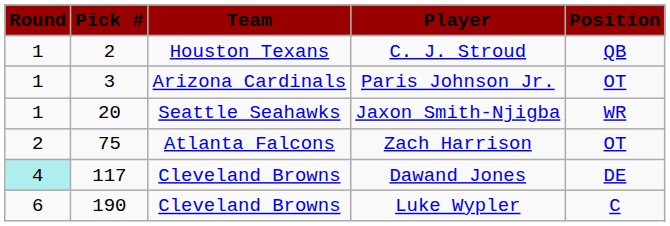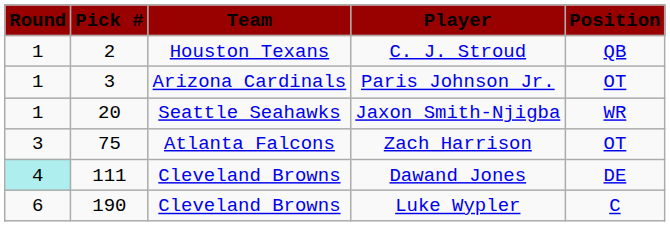(38, 144) 2 -> (38, 144) 3
(109, 175) 117 -> (109, 175) 111
